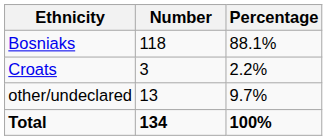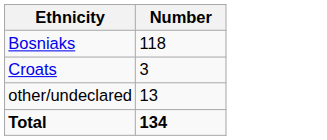- column: (274, 17)
